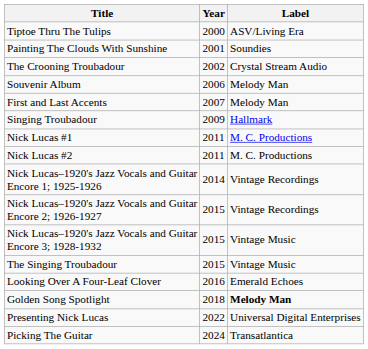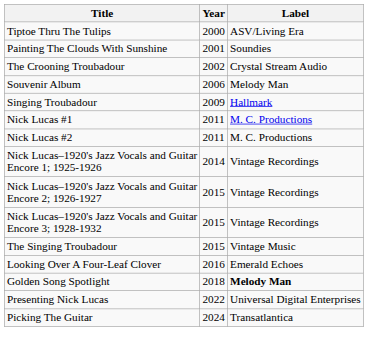- row: (57, 102)
(263, 240) Vintage Music -> (274, 222) Vintage Recordings
